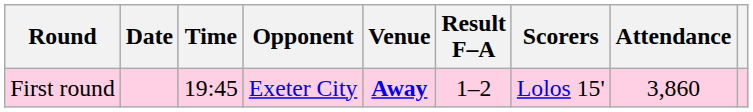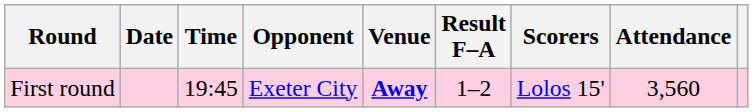(673, 87) 3,860 -> (673, 87) 3,560
